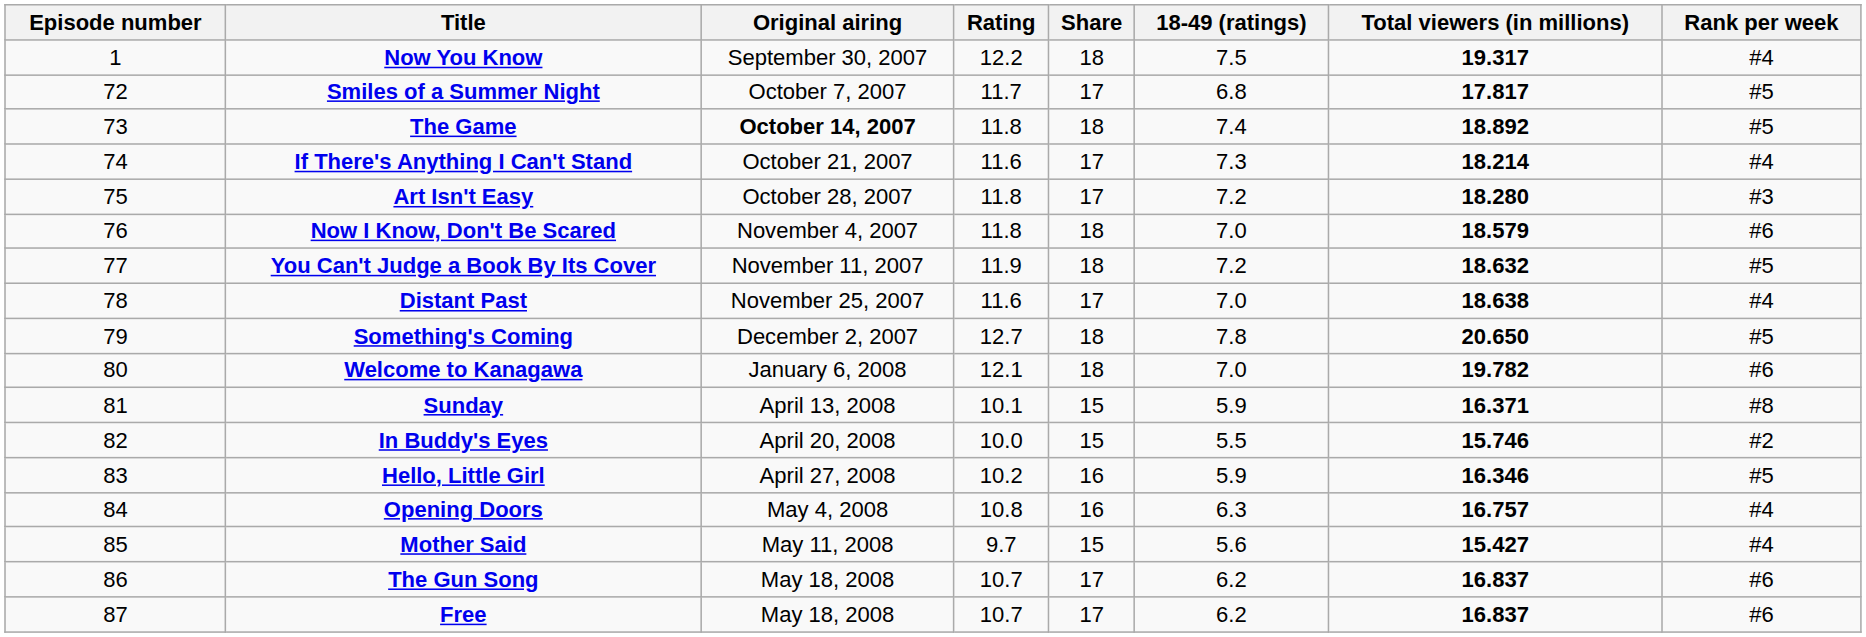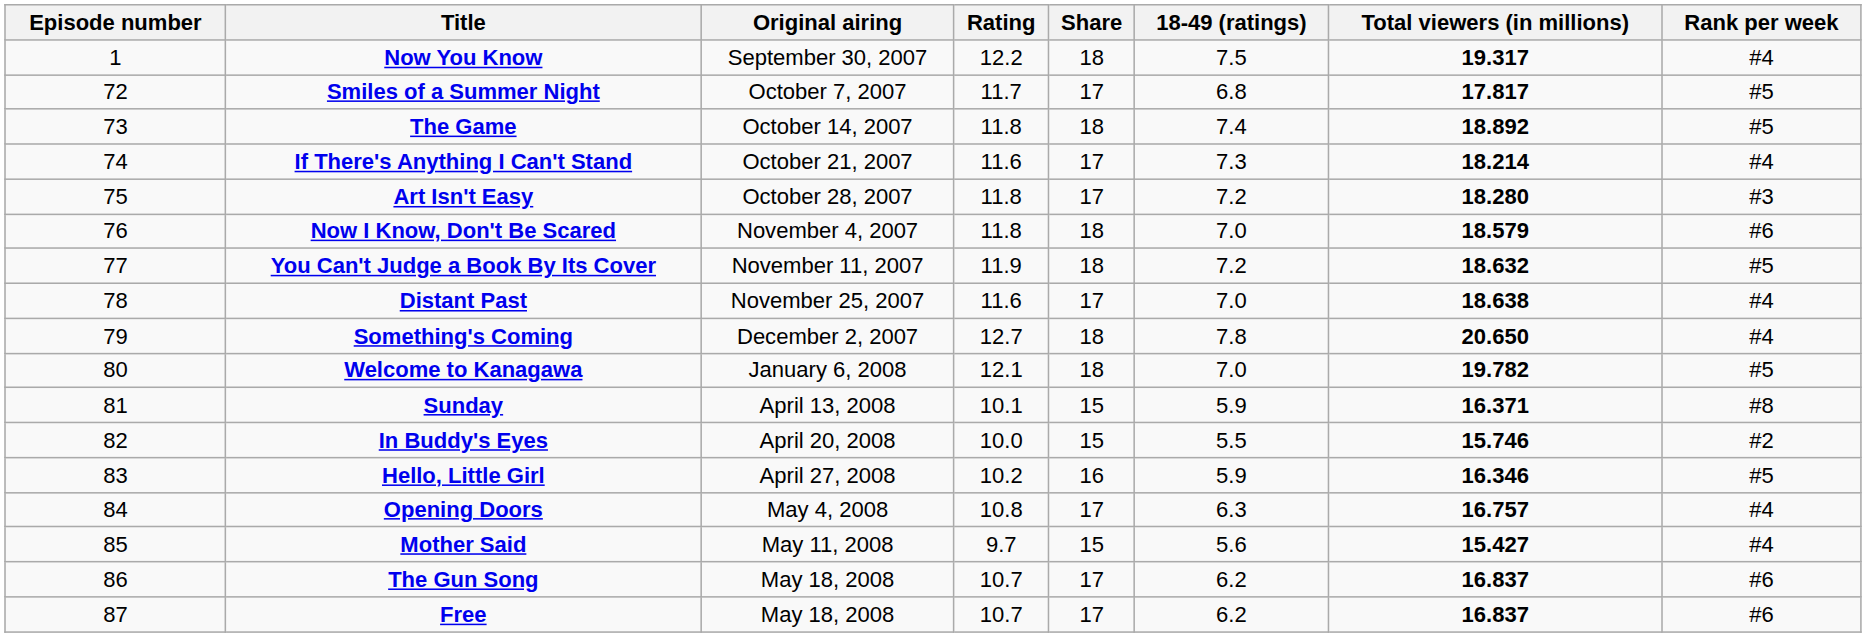(828, 127) bold -> (828, 127) normal
(1761, 336) #5 -> (1761, 336) #4
(1761, 371) #6 -> (1761, 371) #5
(1092, 510) 16 -> (1092, 510) 17
